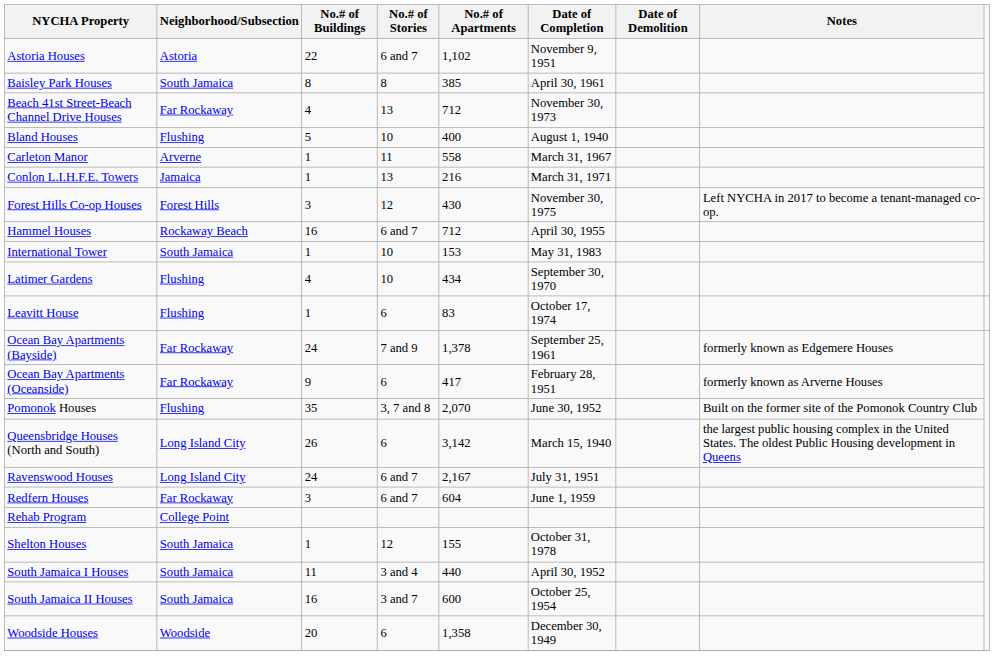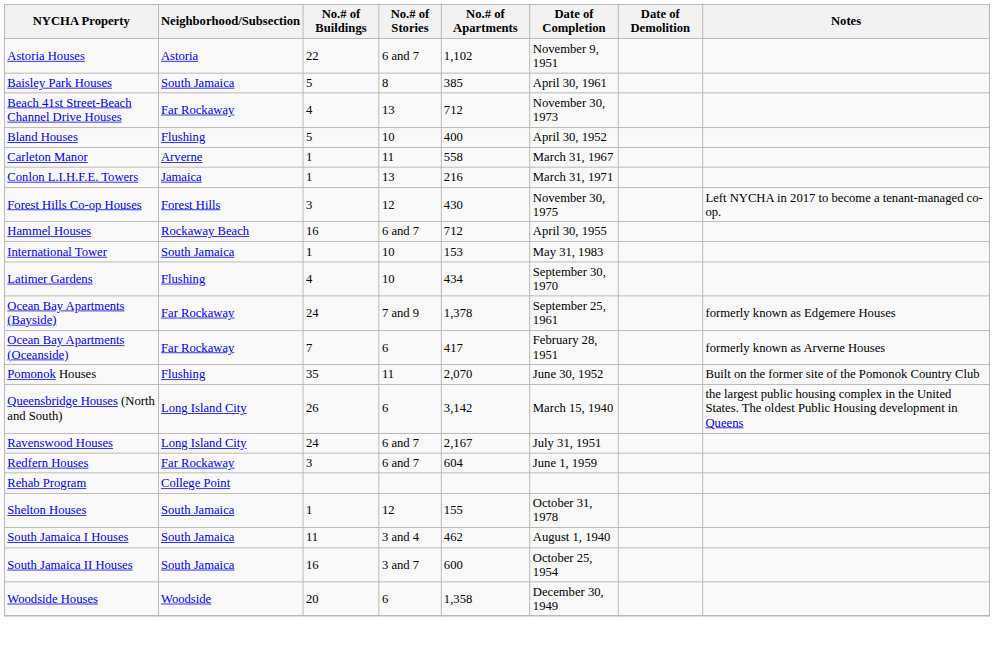(308, 83) 8 -> (309, 83) 5
(570, 137) August 1, 1940 -> (570, 137) April 30, 1952
- row: (43, 313)
(308, 381) 9 -> (309, 347) 7
(405, 408) 3, 7 and 8 -> (388, 374) 11
(452, 571) 440 -> (453, 537) 462
(568, 571) April 30, 1952 -> (572, 537) August 1, 1940
